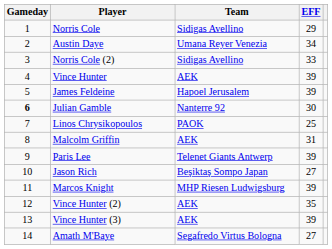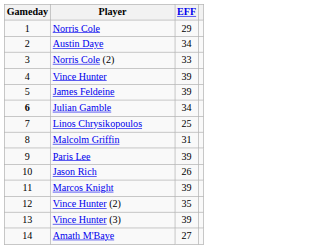- column: (237, 12)
(311, 108) 30 -> (187, 108) 34
(311, 172) 27 -> (187, 172) 26
